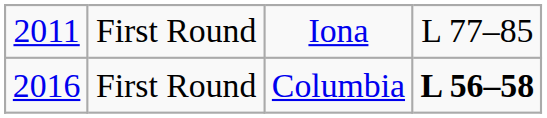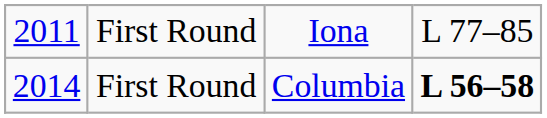(47, 84) 2016 -> (47, 84) 2014
